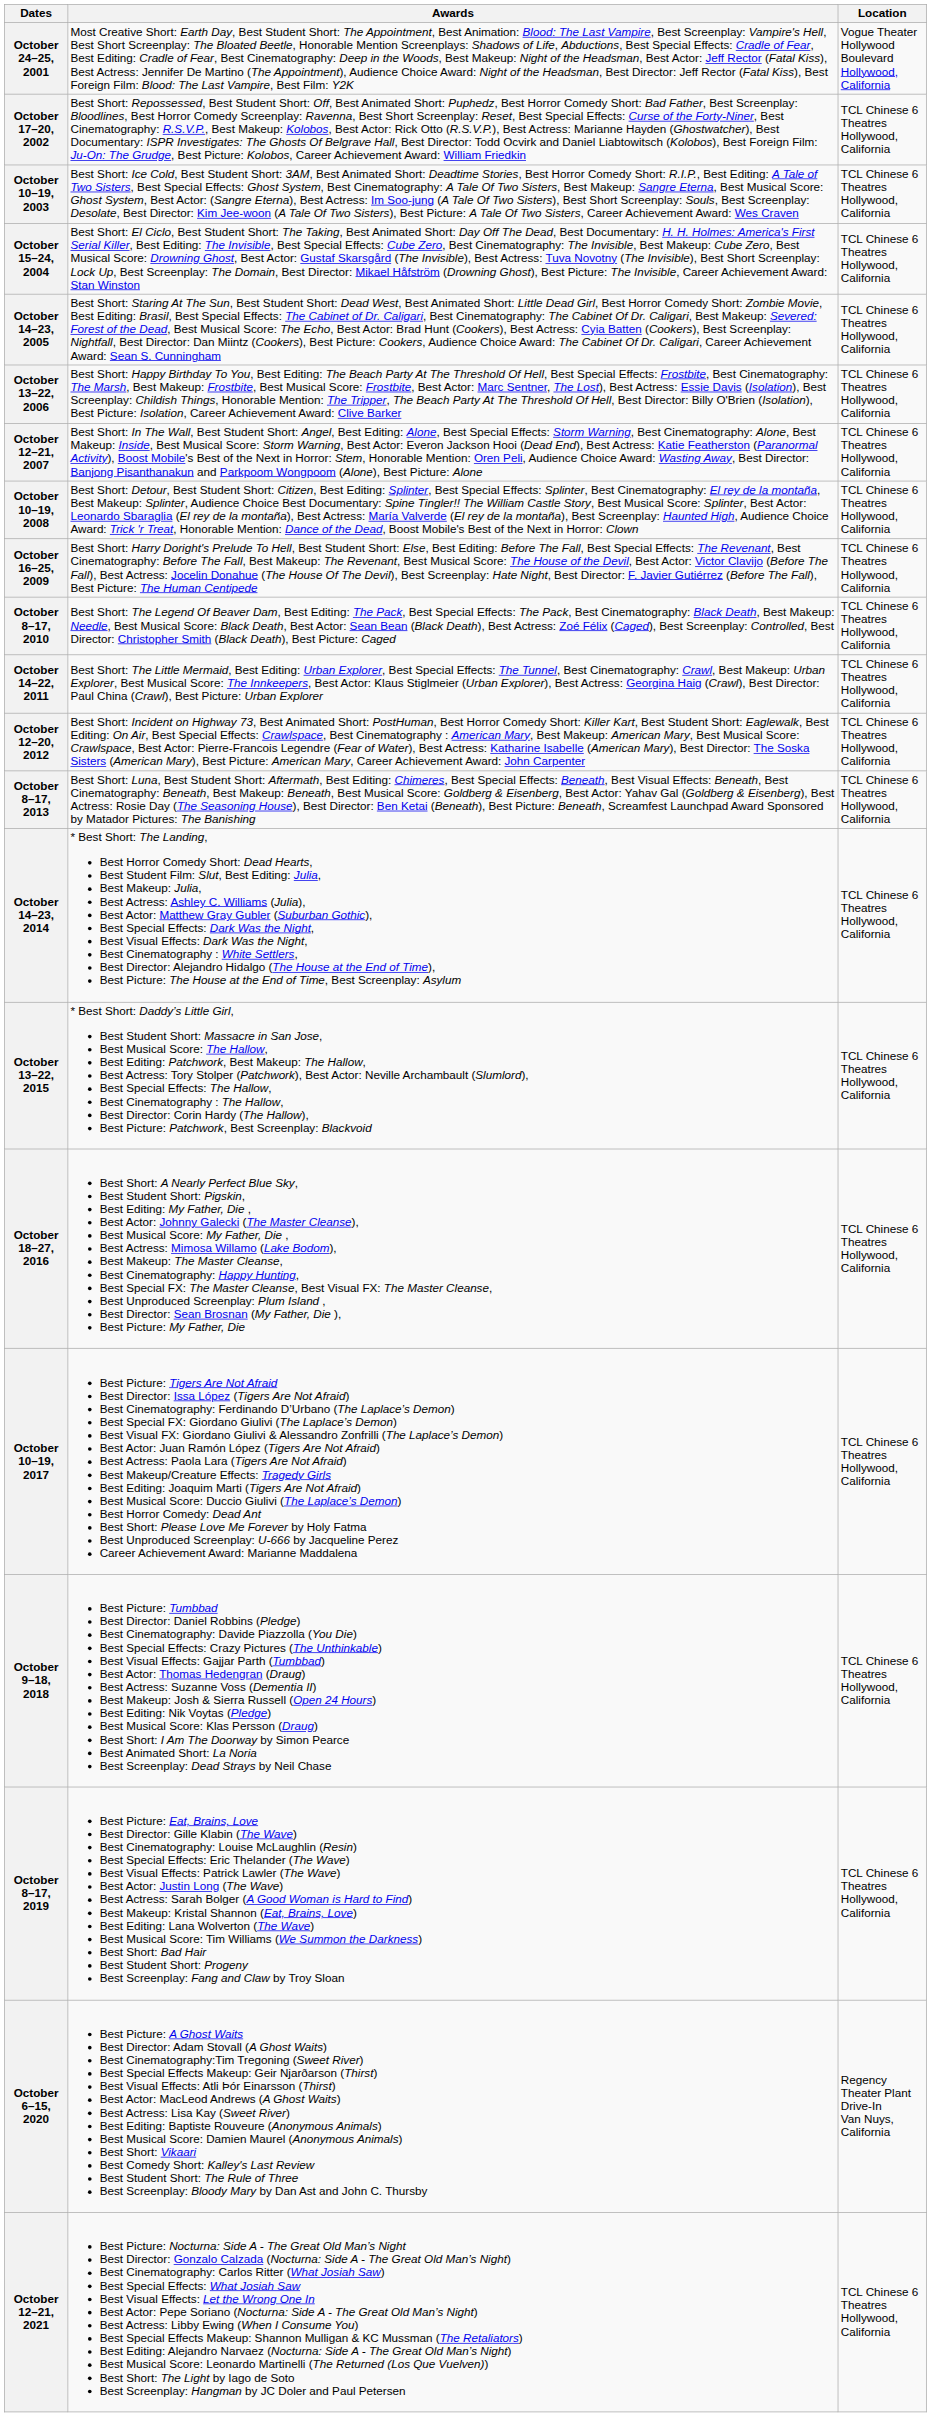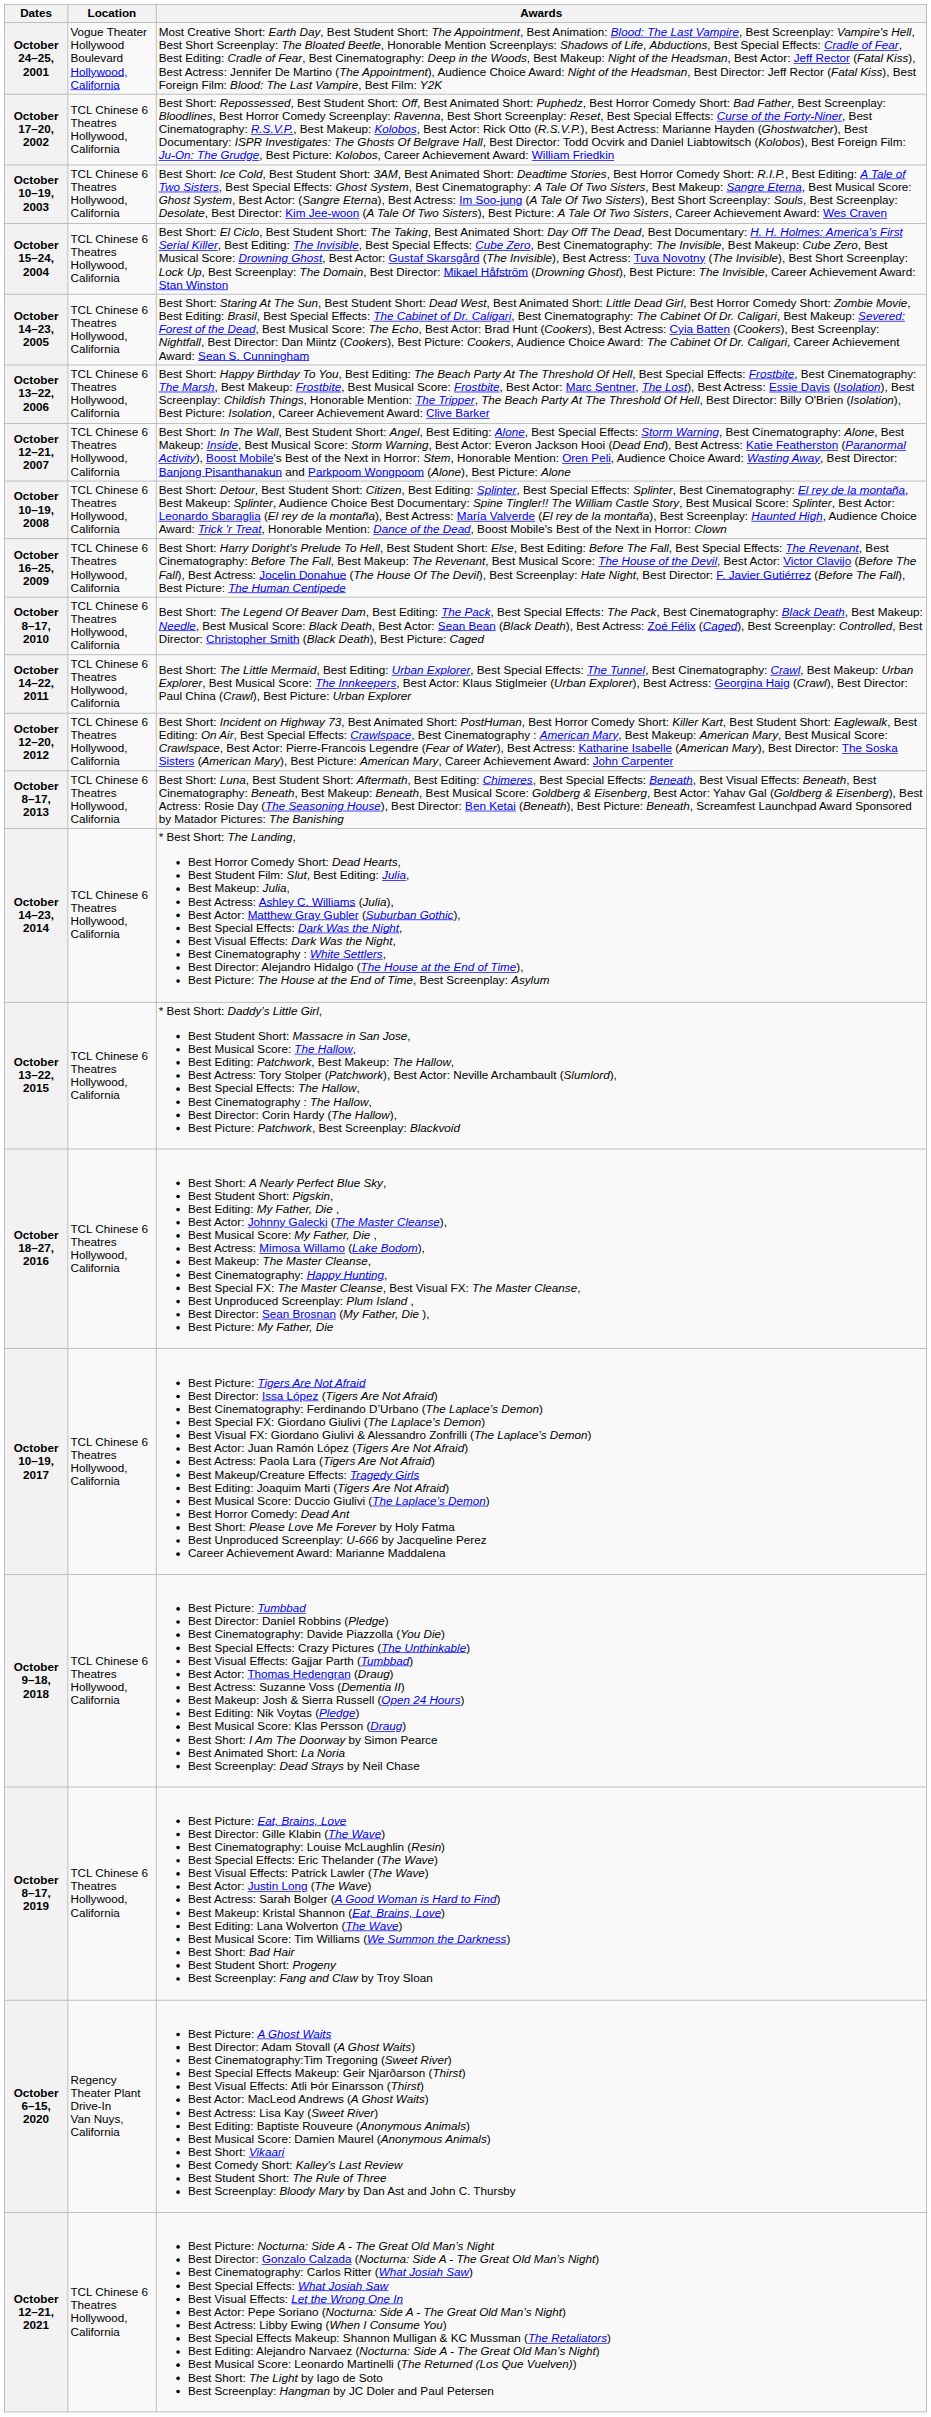columns swapped: (882, 13) <-> (453, 13)
